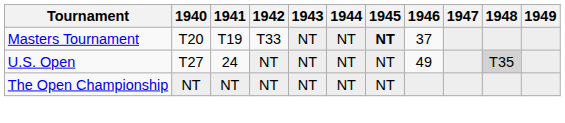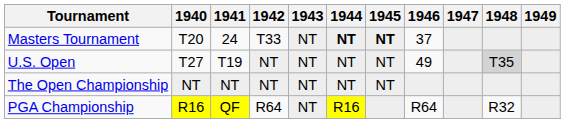(230, 39) T19 -> (230, 39) 24
(346, 39) normal -> (346, 39) bold
(230, 62) 24 -> (230, 62) T19
+ row: (71, 108)
